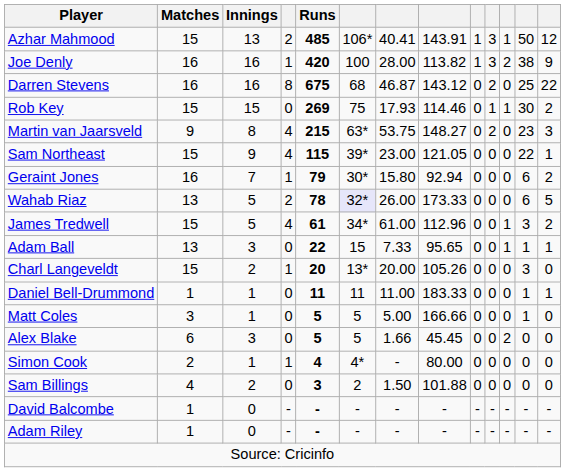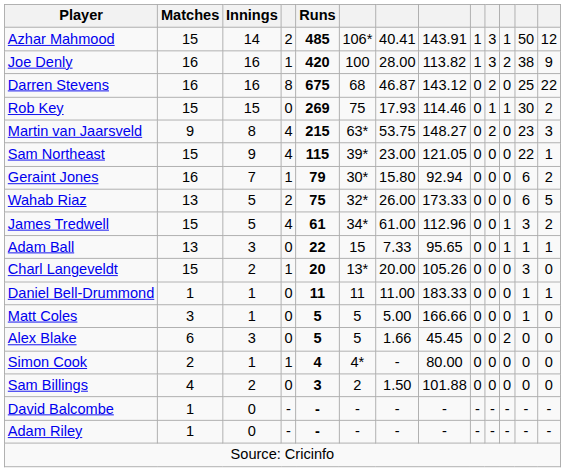(252, 39) 13 -> (252, 39) 14
(317, 200) 78 -> (317, 200) 75
(357, 200) lavender background -> (357, 200) no background
